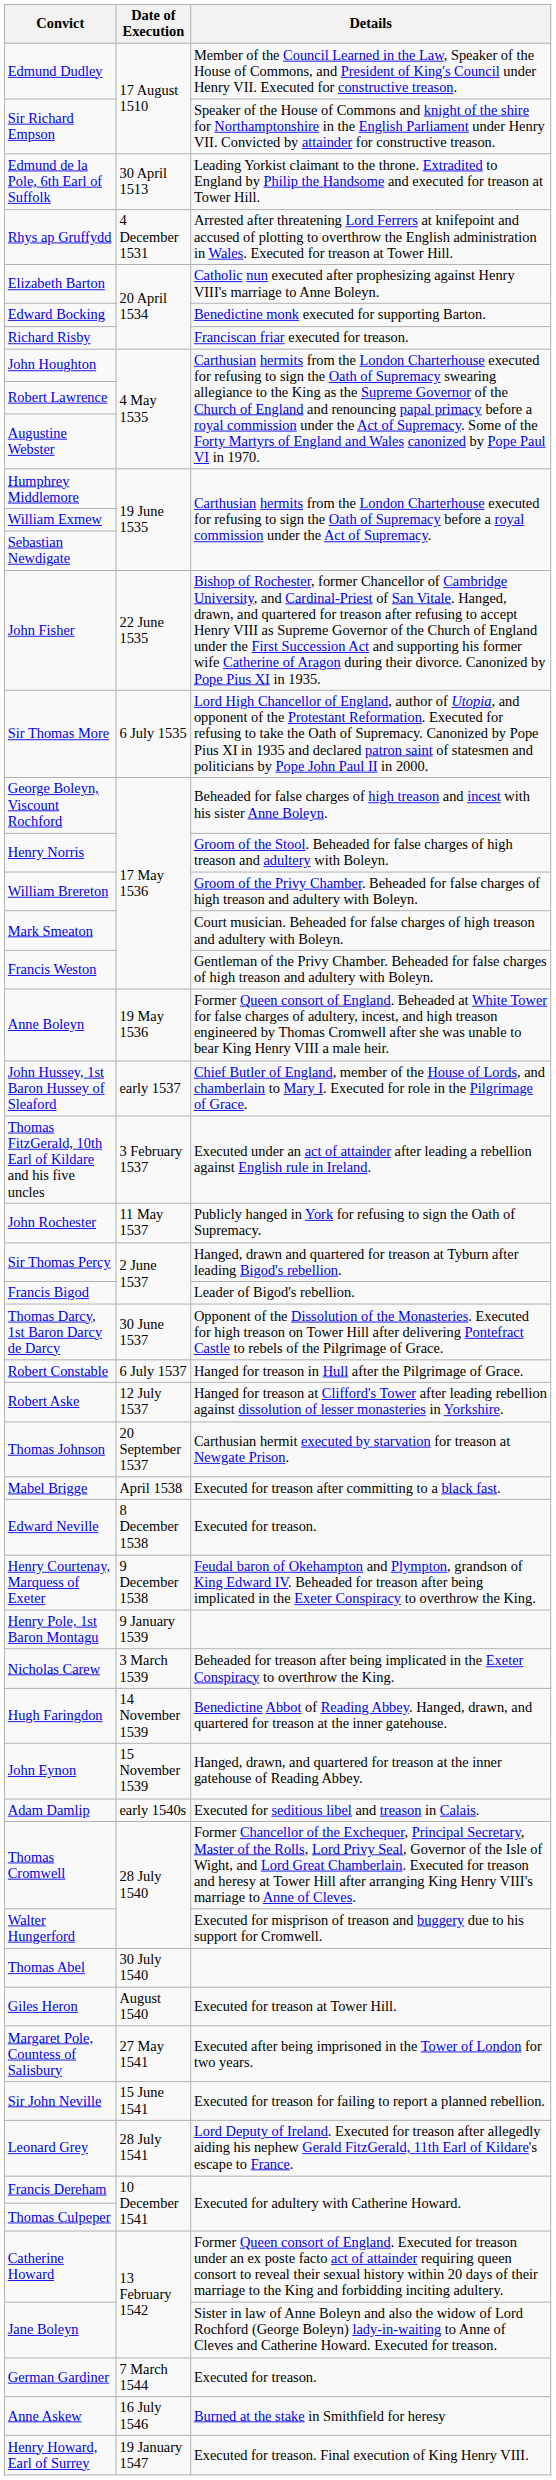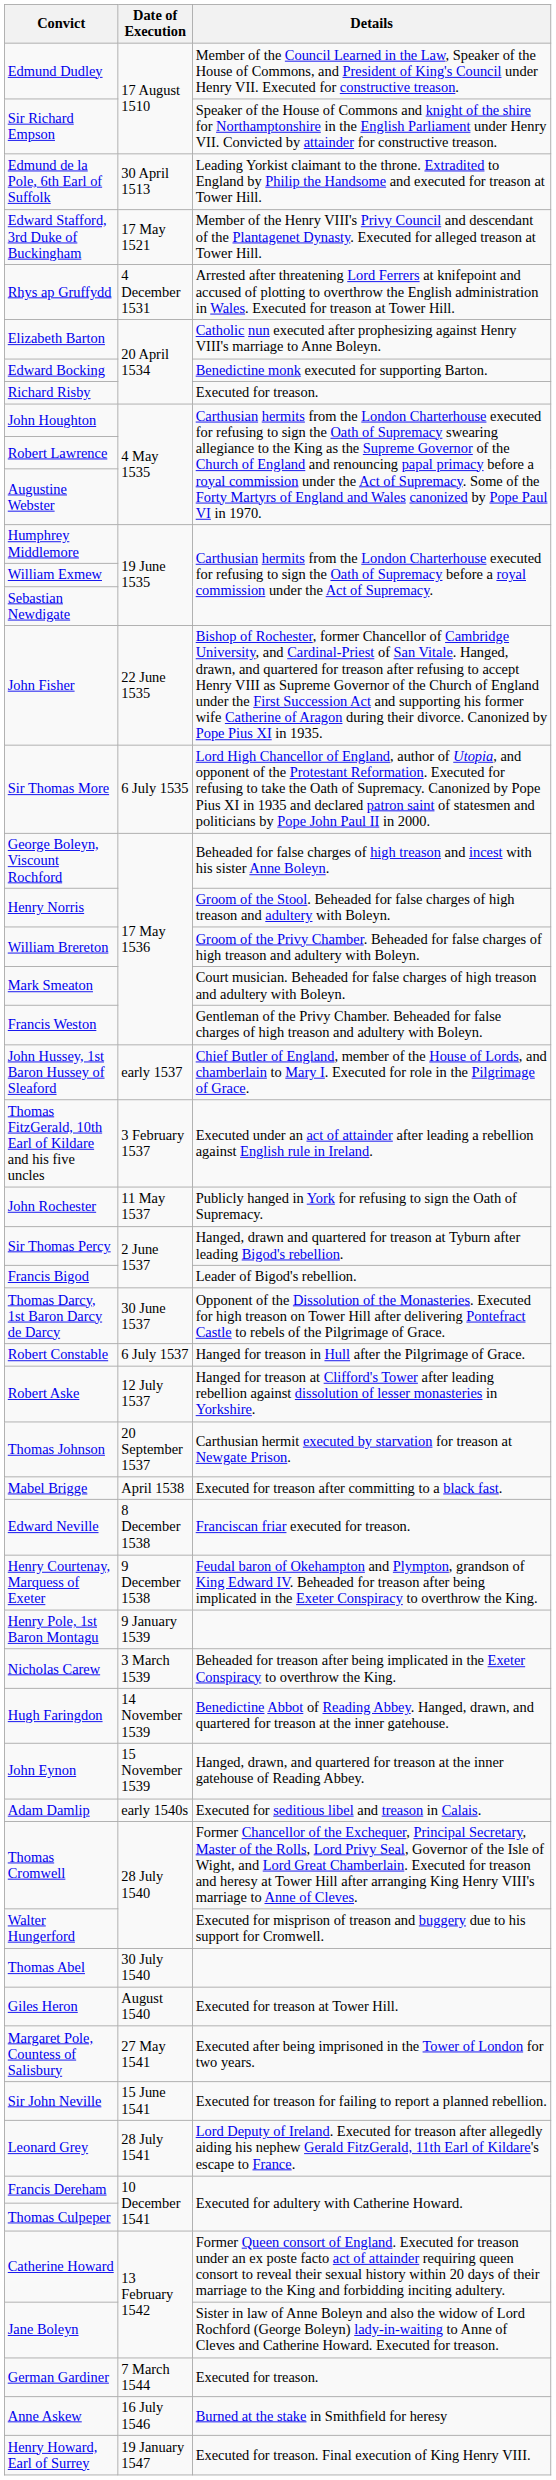+ row: (57, 236)
(301, 337) Franciscan friar executed for treason. -> (257, 393) Executed for treason.
- row: (46, 1024)
(255, 1527) Executed for treason. -> (303, 1527) Franciscan friar executed for treason.
